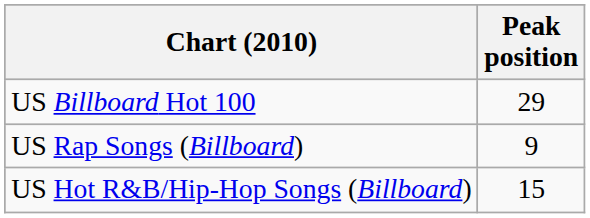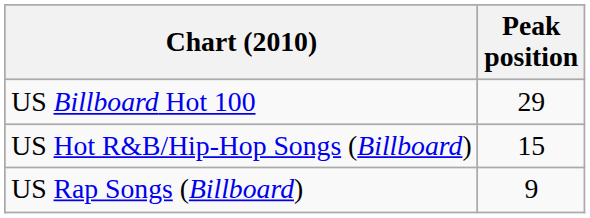rows swapped: (241, 189) <-> (157, 145)
